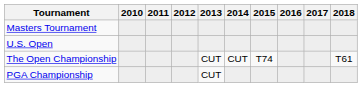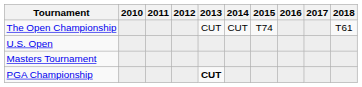rows swapped: (52, 28) <-> (61, 59)
(211, 75) normal -> (211, 75) bold
